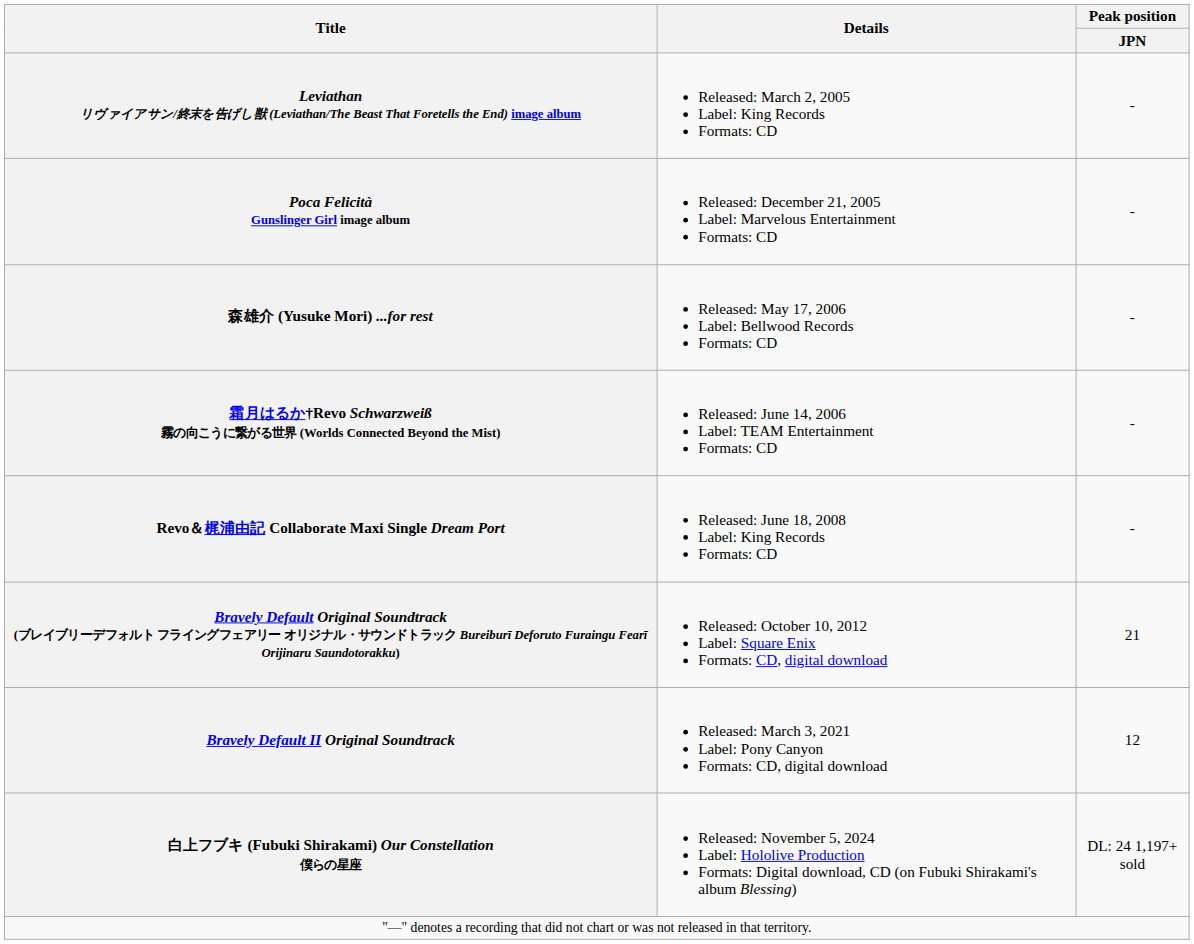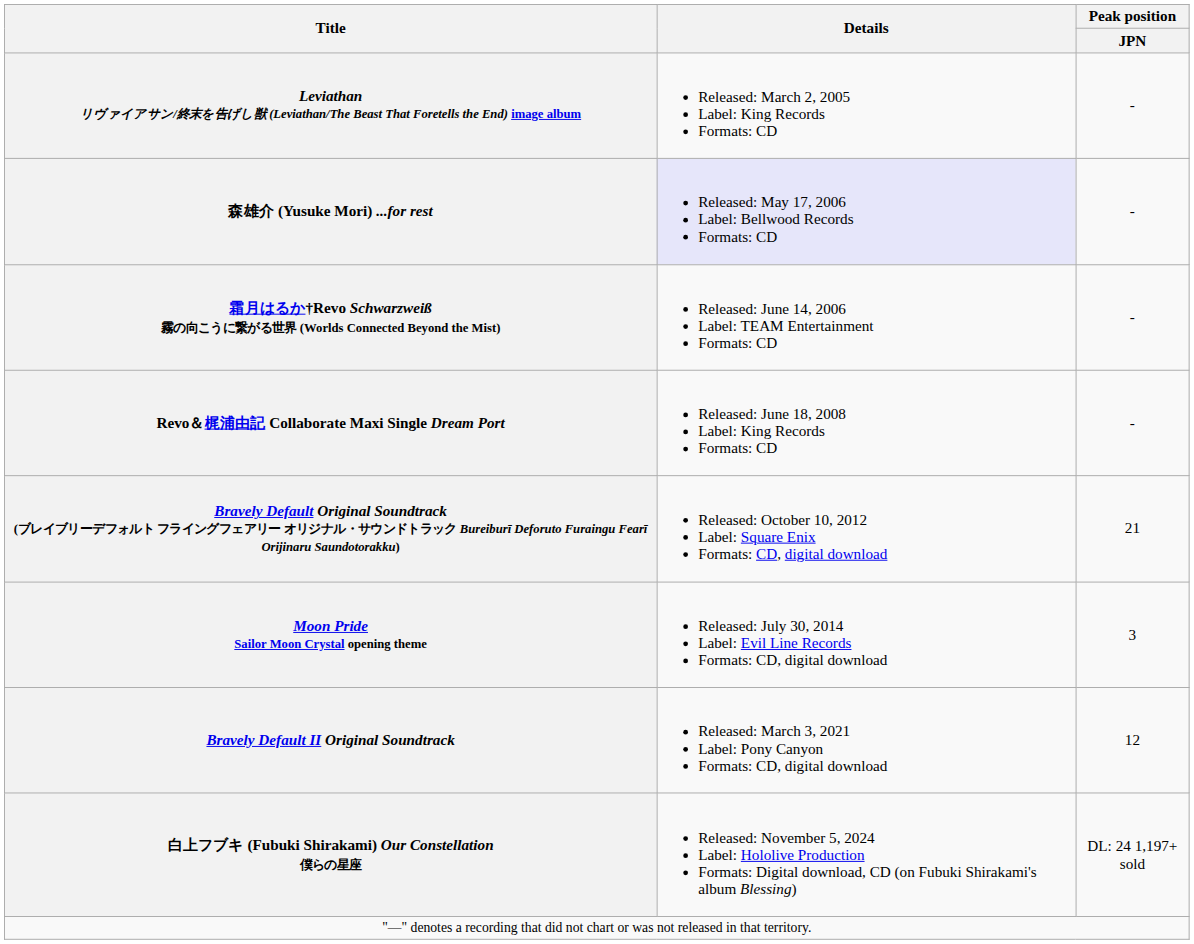- row: (331, 211)
(866, 326) no background -> (866, 220) lavender background
+ row: (331, 634)
